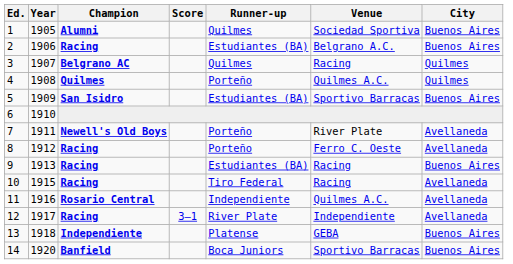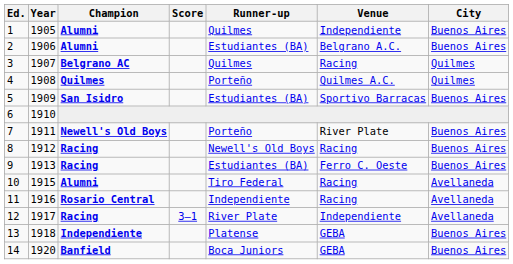(367, 30) Sociedad Sportiva -> (360, 30) Independiente
(79, 47) Racing -> (79, 47) Alumni
(456, 132) Avellaneda -> (469, 132) Buenos Aires
(230, 148) Porteño -> (262, 148) Newell's Old Boys
(357, 148) Ferro C. Oeste -> (338, 148) Racing
(456, 148) Avellaneda -> (469, 148) Buenos Aires
(332, 165) Racing -> (364, 165) Ferro C. Oeste
(79, 182) Racing -> (79, 182) Alumni
(351, 199) Quilmes A.C. -> (338, 199) Racing
(367, 250) Sportivo Barracas -> (332, 250) GEBA
